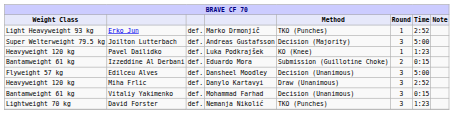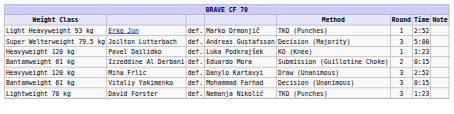- row: (133, 73)
